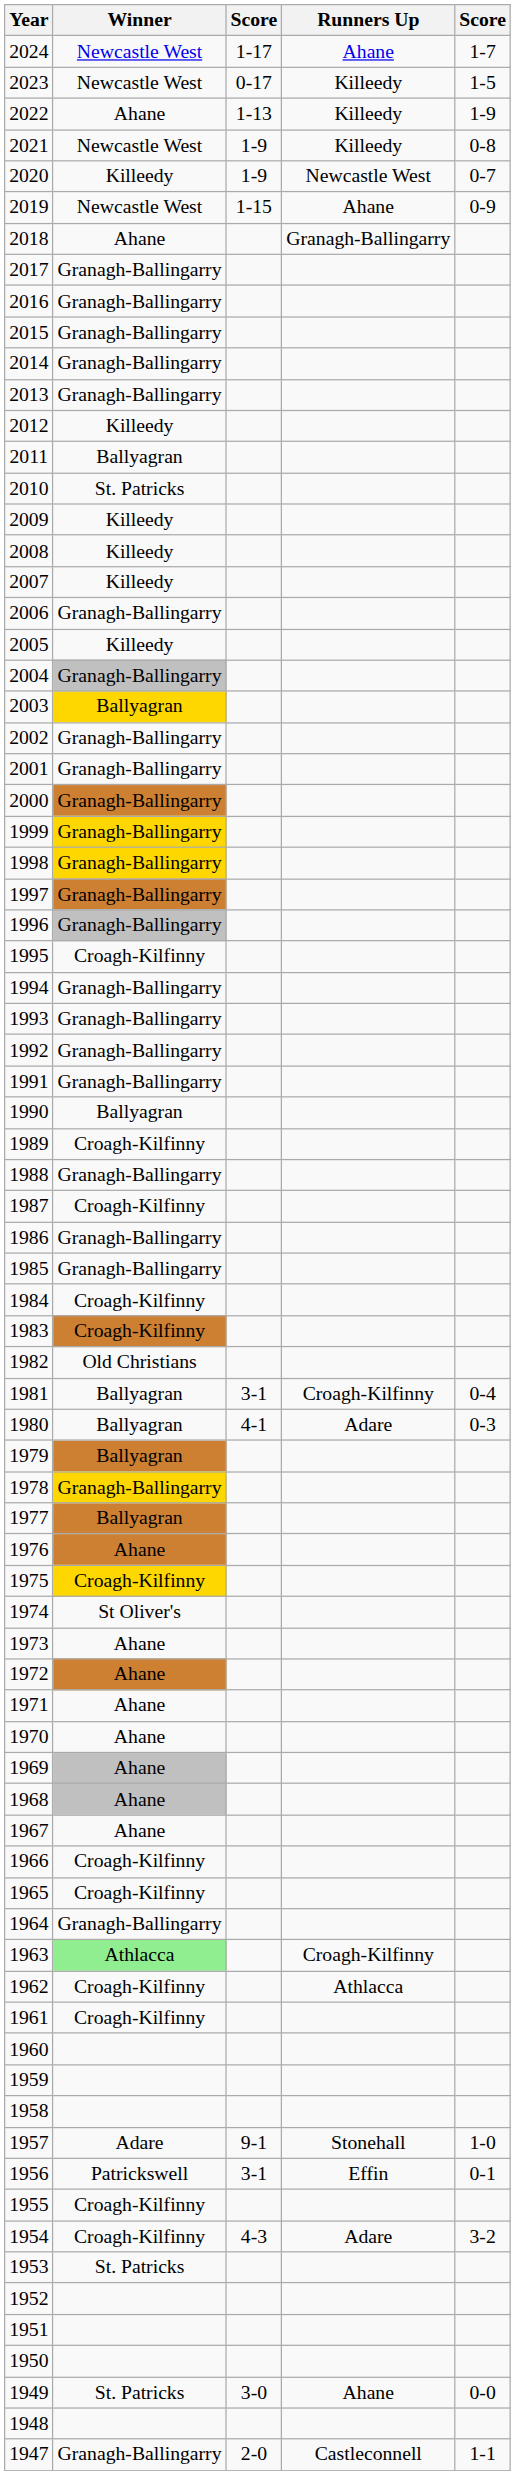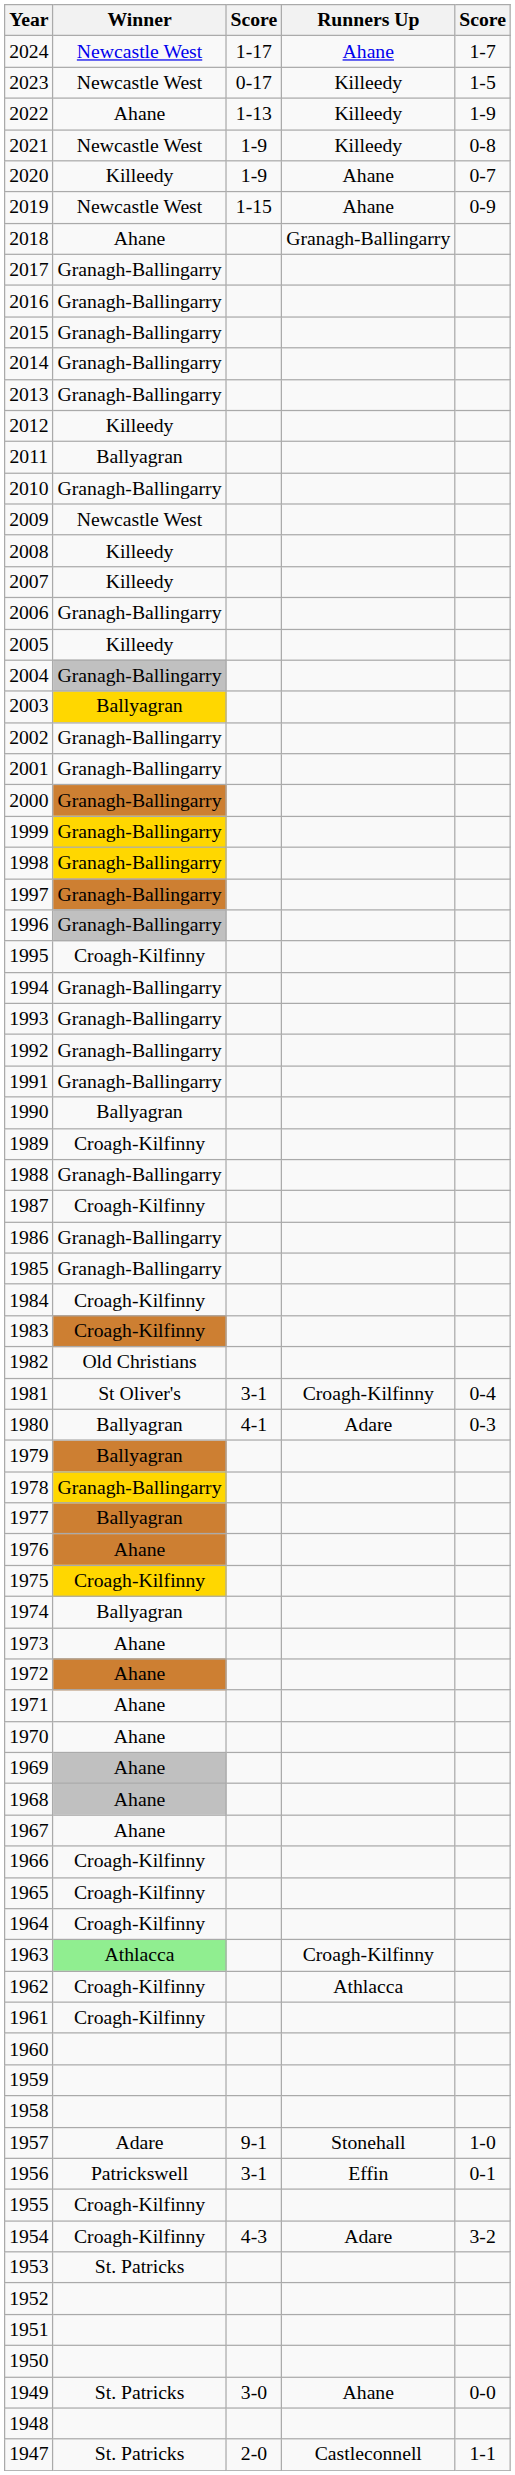(368, 176) Newcastle West -> (368, 176) Ahane
(140, 488) St. Patricks -> (140, 488) Granagh-Ballingarry
(140, 519) Killeedy -> (140, 519) Newcastle West
(140, 1393) Ballyagran -> (140, 1393) St Oliver's
(140, 1611) St Oliver's -> (140, 1611) Ballyagran
(140, 1923) Granagh-Ballingarry -> (140, 1923) Croagh-Kilfinny
(140, 2454) Granagh-Ballingarry -> (140, 2454) St. Patricks
